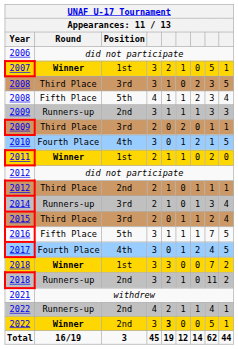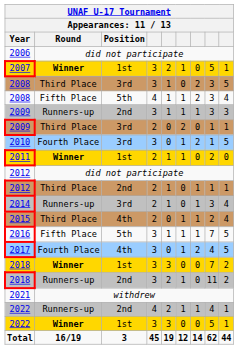(124, 142) 4th -> (124, 142) 3rd
(124, 219) 3rd -> (124, 219) 4th
(124, 323) 2nd -> (124, 323) 1st
(169, 323) bold -> (169, 323) normal
